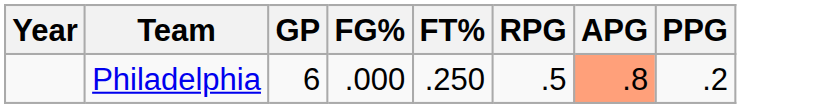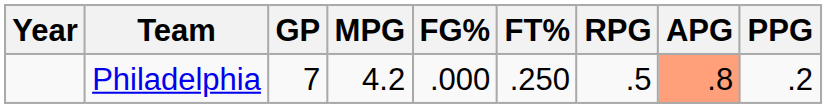+ column: (370, 30)
(312, 79) 6 -> (312, 79) 7
